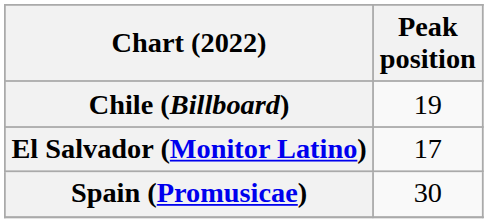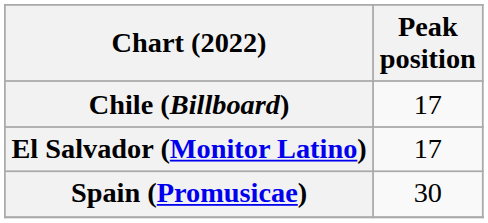(428, 103) 19 -> (428, 103) 17
